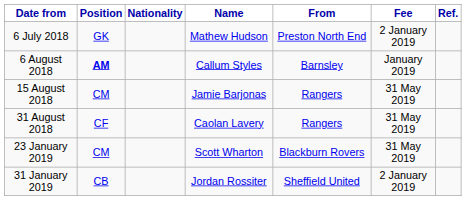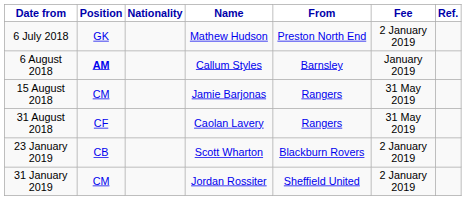(101, 153) CM -> (101, 153) CB
(403, 153) 31 May 2019 -> (403, 153) 2 January 2019
(101, 182) CB -> (101, 182) CM
